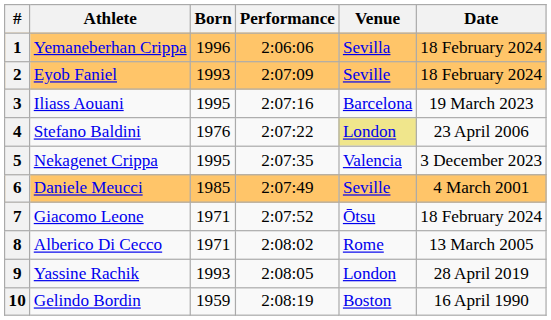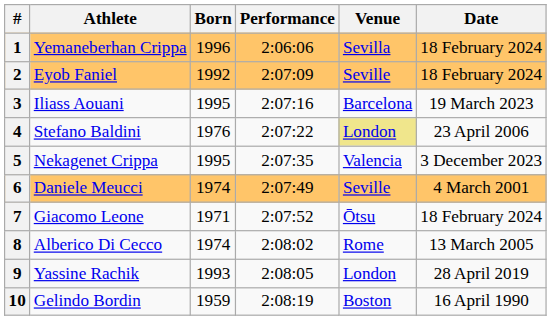(213, 75) 1993 -> (213, 75) 1992
(213, 188) 1985 -> (213, 188) 1974
(213, 245) 1971 -> (213, 245) 1974
